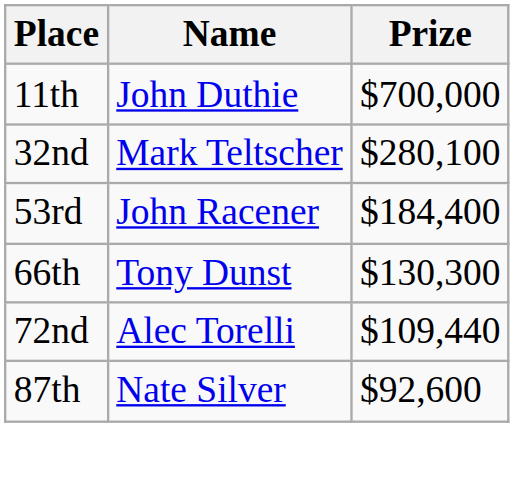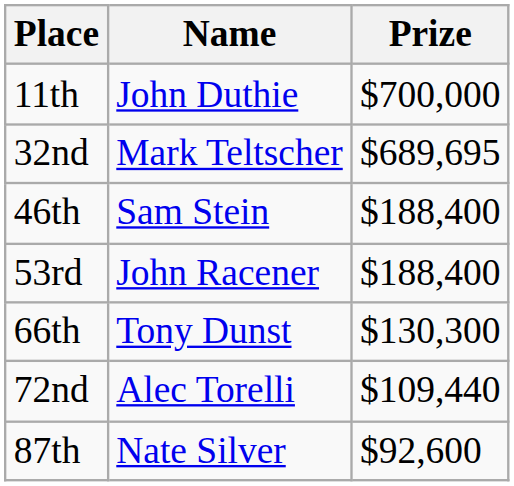(430, 152) $280,100 -> (430, 152) $689,695
+ row: (47, 212)
(430, 212) $184,400 -> (430, 271) $188,400
